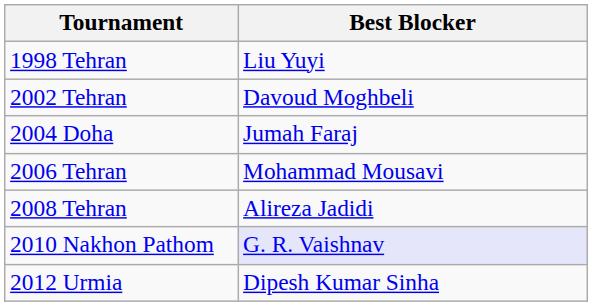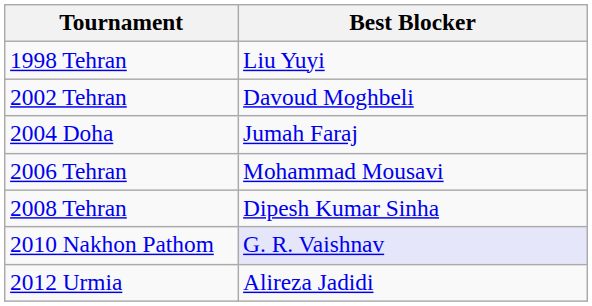(308, 208) Alireza Jadidi -> (341, 208) Dipesh Kumar Sinha
(341, 282) Dipesh Kumar Sinha -> (308, 282) Alireza Jadidi
